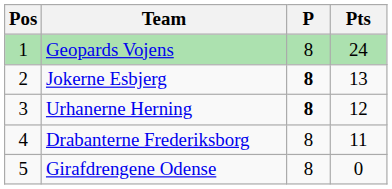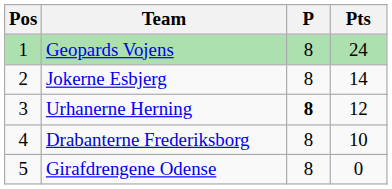(308, 79) bold -> (308, 79) normal
(358, 79) 13 -> (358, 79) 14
(358, 139) 11 -> (358, 139) 10
